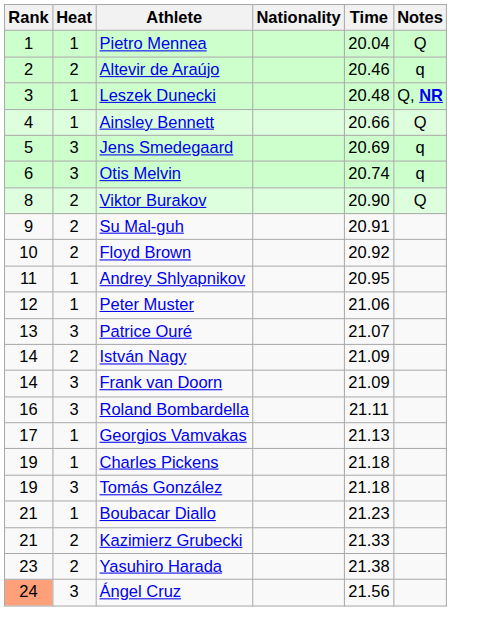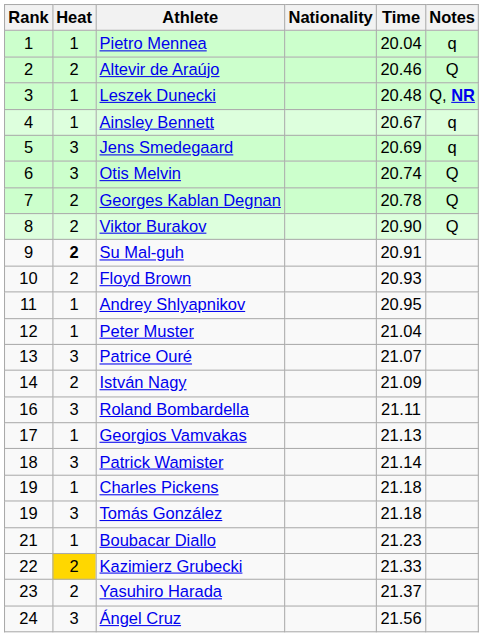(420, 43) Q -> (452, 43) q
(420, 69) q -> (452, 69) Q
(369, 122) 20.66 -> (401, 122) 20.67
(420, 122) Q -> (452, 122) q
(420, 174) q -> (452, 174) Q
+ row: (190, 200)
(74, 226) normal -> (74, 252) bold
(369, 252) 20.92 -> (401, 278) 20.93
(369, 305) 21.06 -> (401, 331) 21.04
- row: (161, 383)
+ row: (161, 461)
(28, 540) 21 -> (28, 566) 22
(74, 540) no background -> (74, 566) gold background
(369, 566) 21.38 -> (401, 592) 21.37
(28, 592) lightsalmon background -> (28, 618) no background
